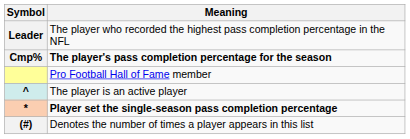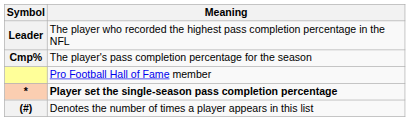(191, 58) bold -> (181, 58) normal
- row: (26, 91)
